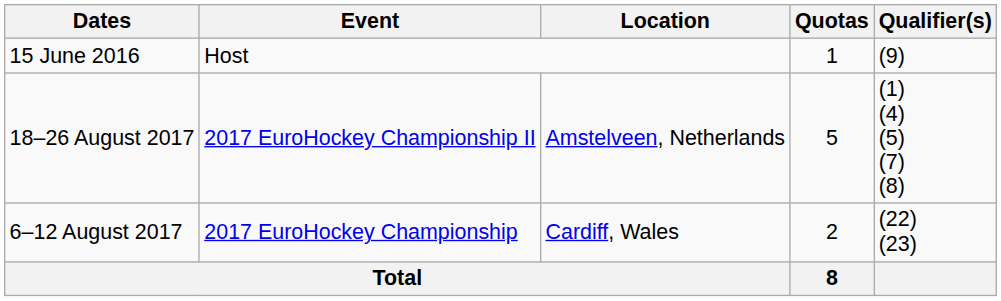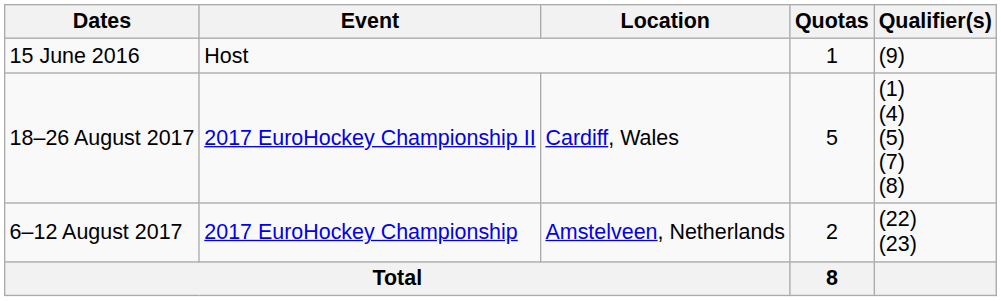(665, 137) Amstelveen, Netherlands -> (612, 137) Cardiff, Wales
(612, 232) Cardiff, Wales -> (665, 232) Amstelveen, Netherlands
